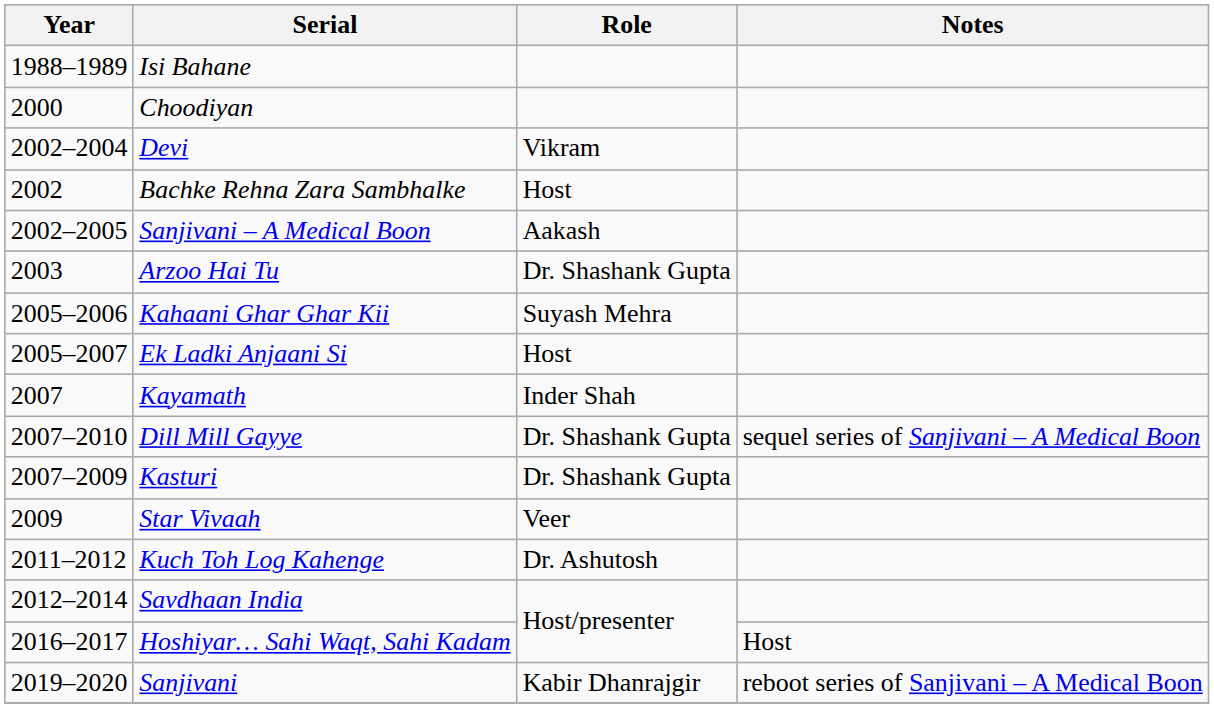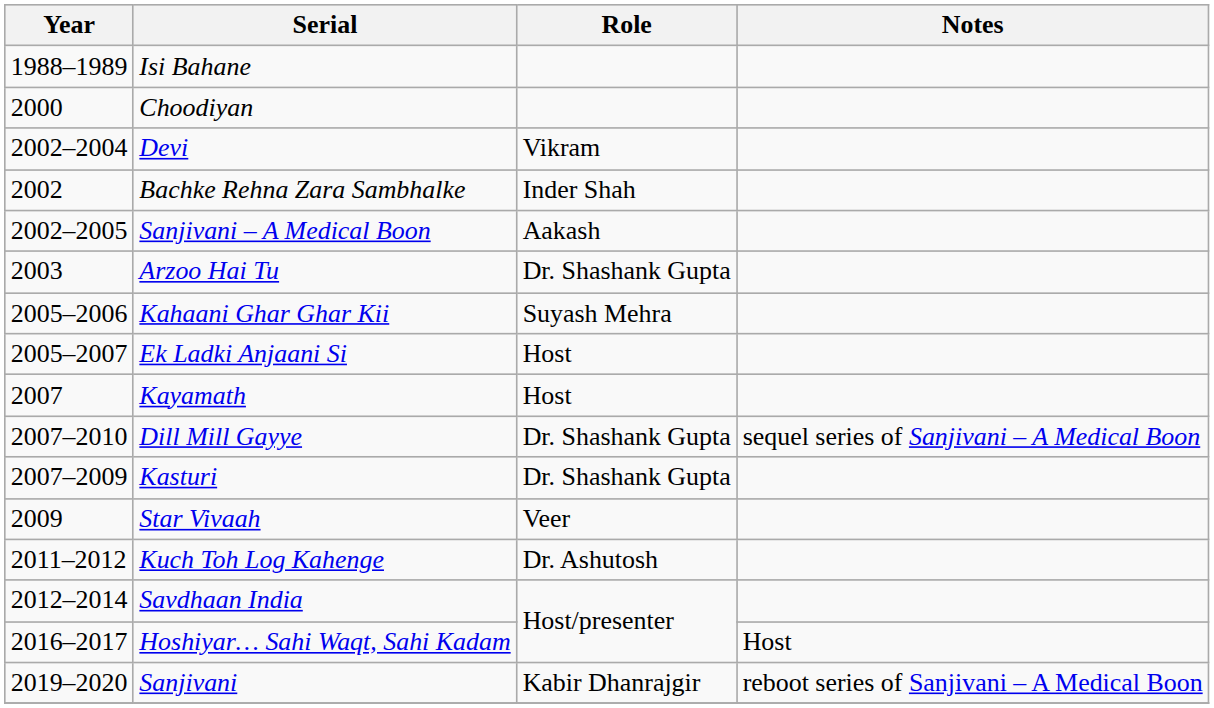(547, 189) Host -> (579, 189) Inder Shah
(579, 395) Inder Shah -> (547, 395) Host
